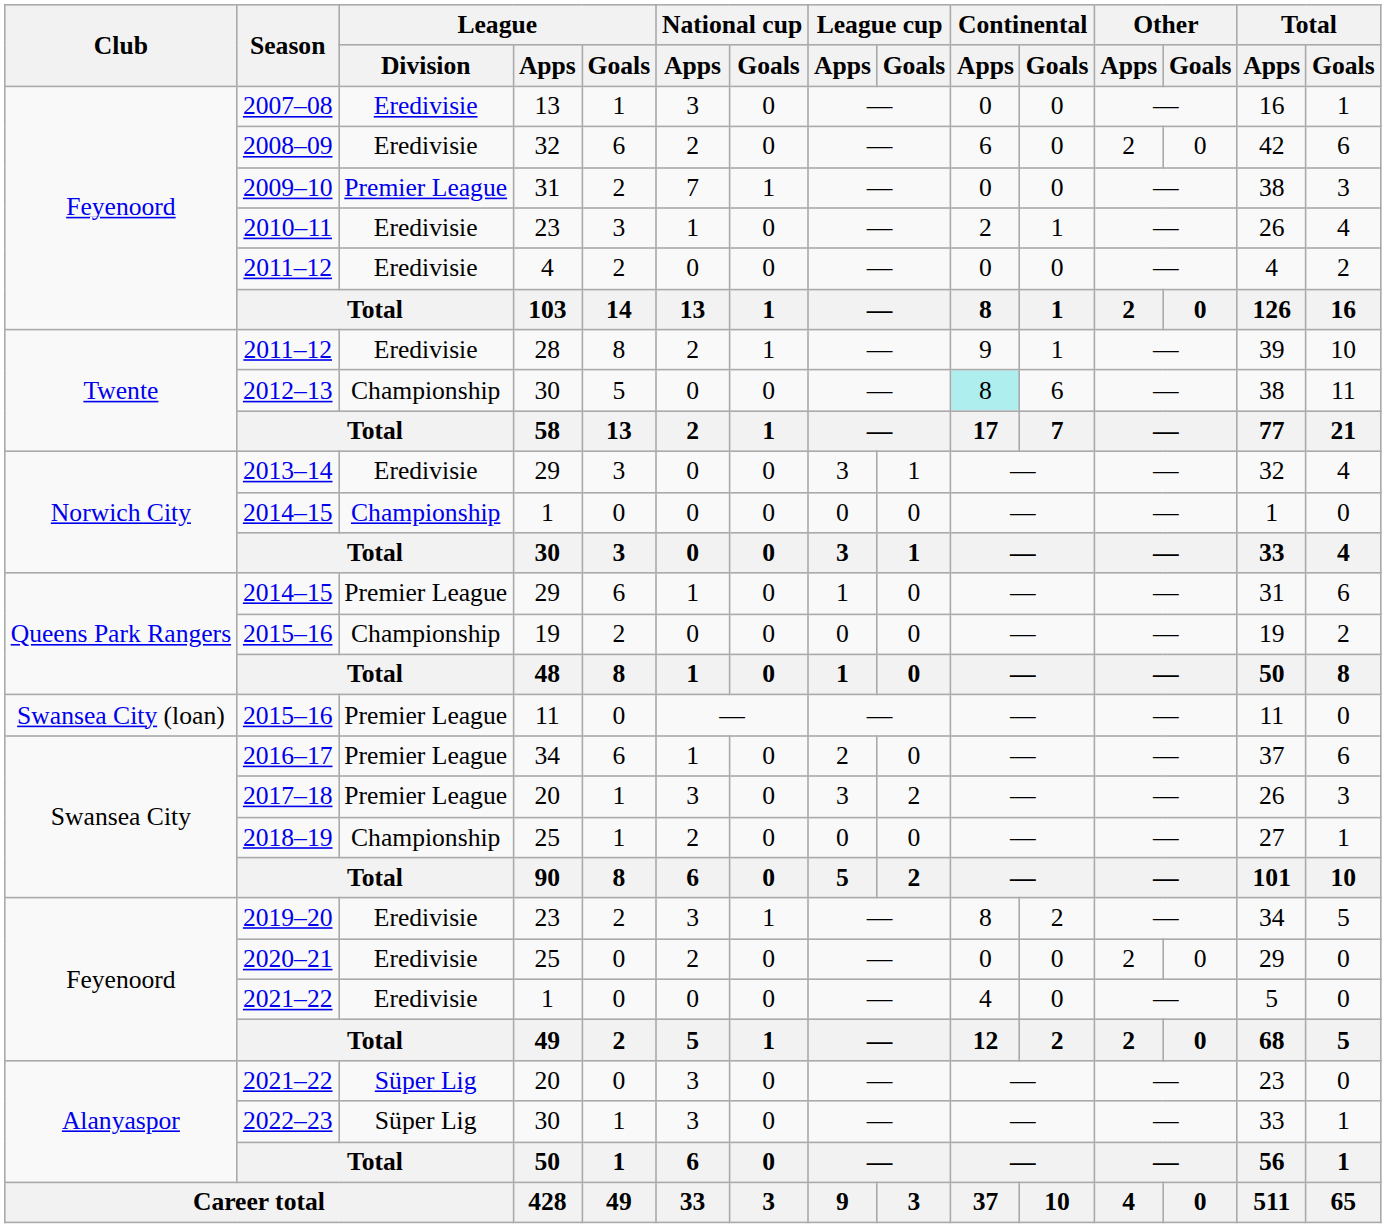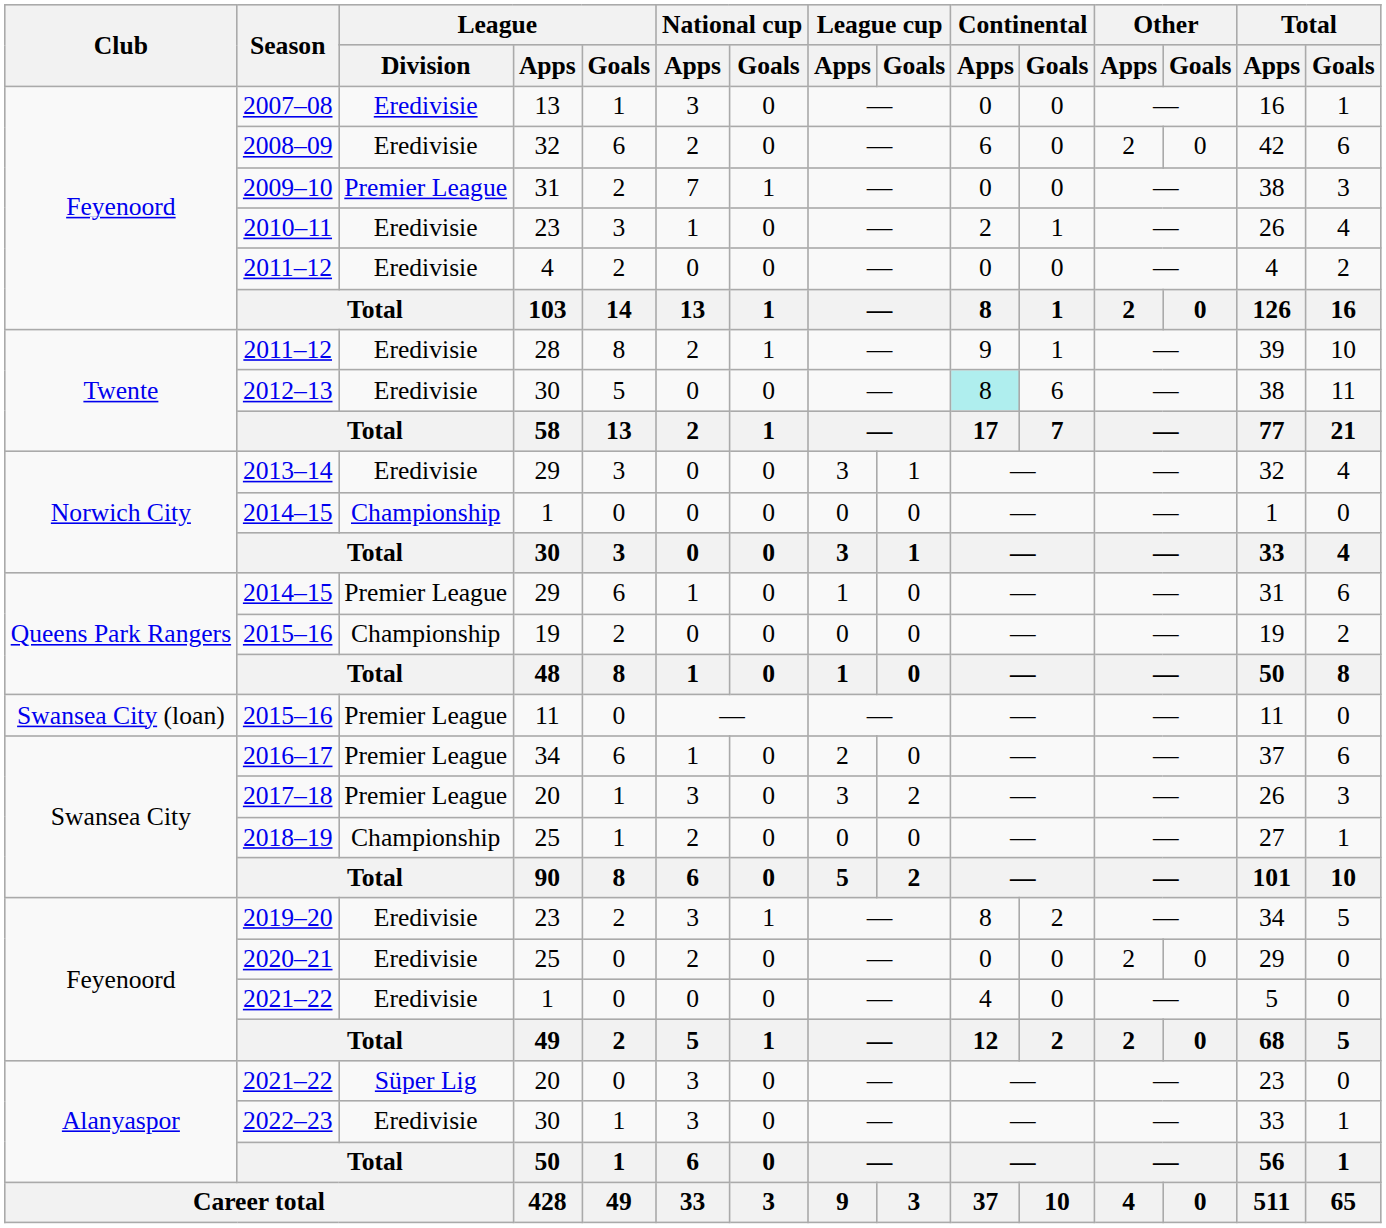(426, 390) Championship -> (426, 390) Eredivisie
(426, 1120) Süper Lig -> (426, 1120) Eredivisie
